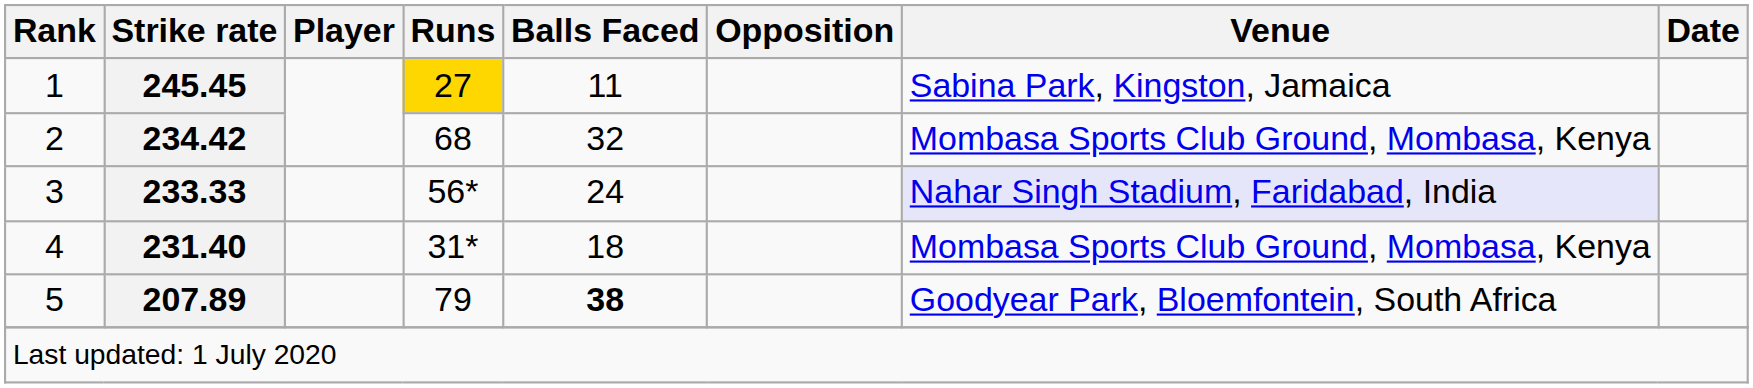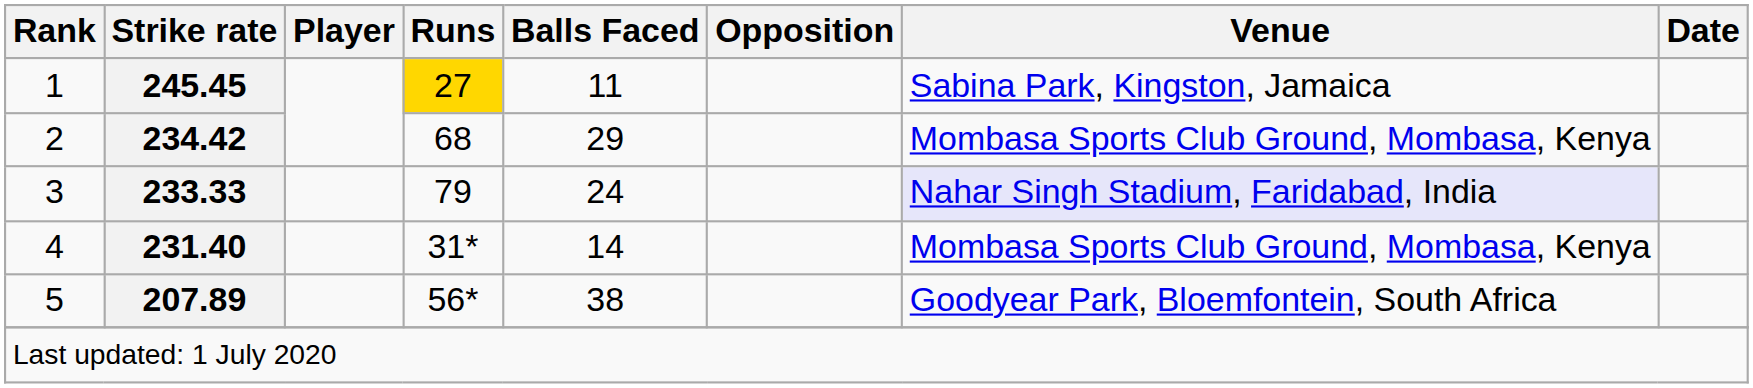(605, 138) 32 -> (605, 138) 29
(453, 192) 56* -> (453, 192) 79
(605, 246) 18 -> (605, 246) 14
(453, 300) 79 -> (453, 300) 56*
(605, 300) bold -> (605, 300) normal
